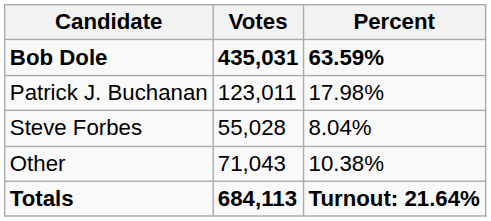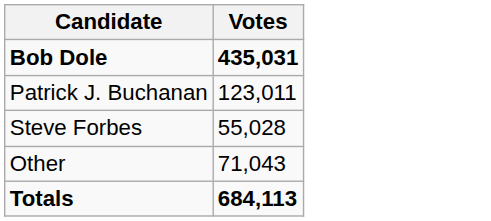- column: (394, 22)
